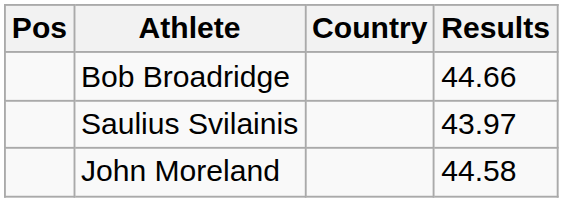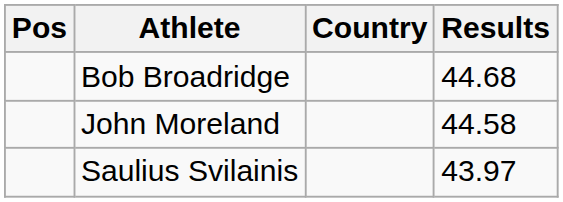(479, 76) 44.66 -> (479, 76) 44.68
rows swapped: (180, 171) <-> (190, 123)
